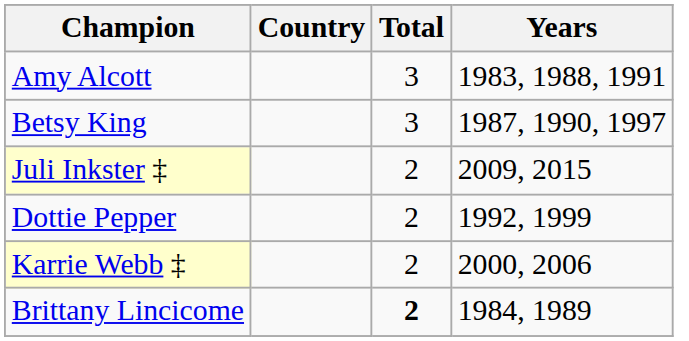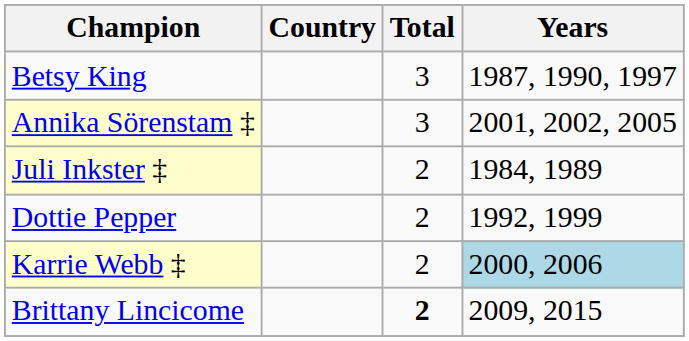- row: (82, 75)
+ row: (133, 122)
(525, 169) 2009, 2015 -> (535, 169) 1984, 1989
(525, 264) no background -> (535, 264) lightblue background
(525, 311) 1984, 1989 -> (535, 311) 2009, 2015
